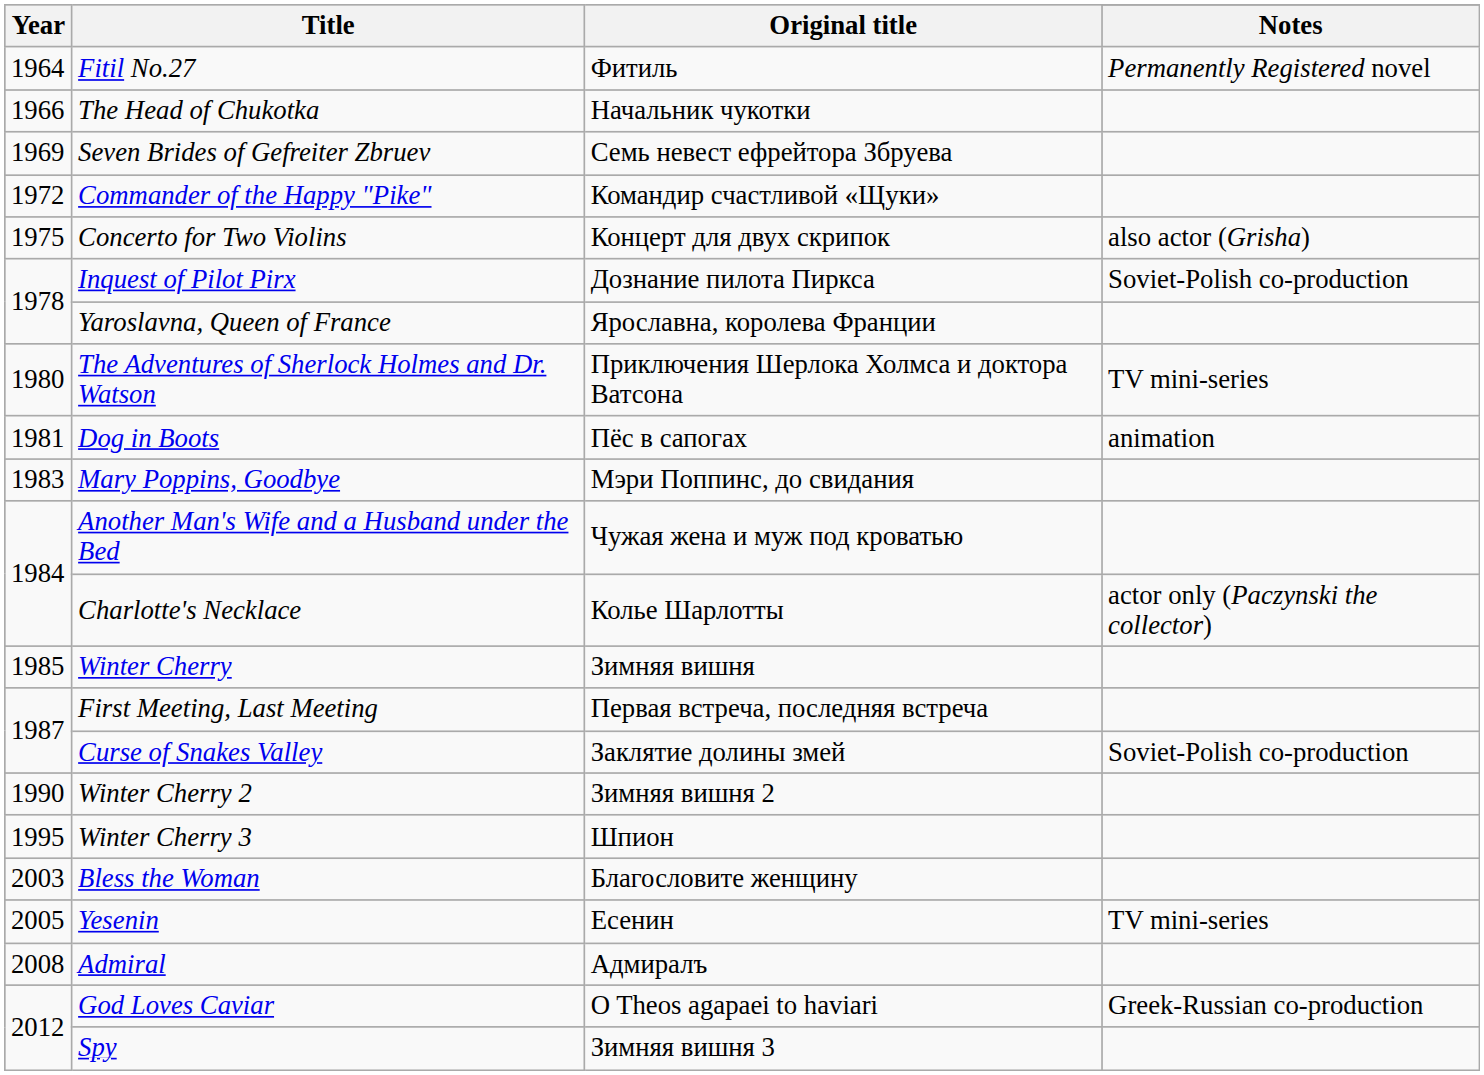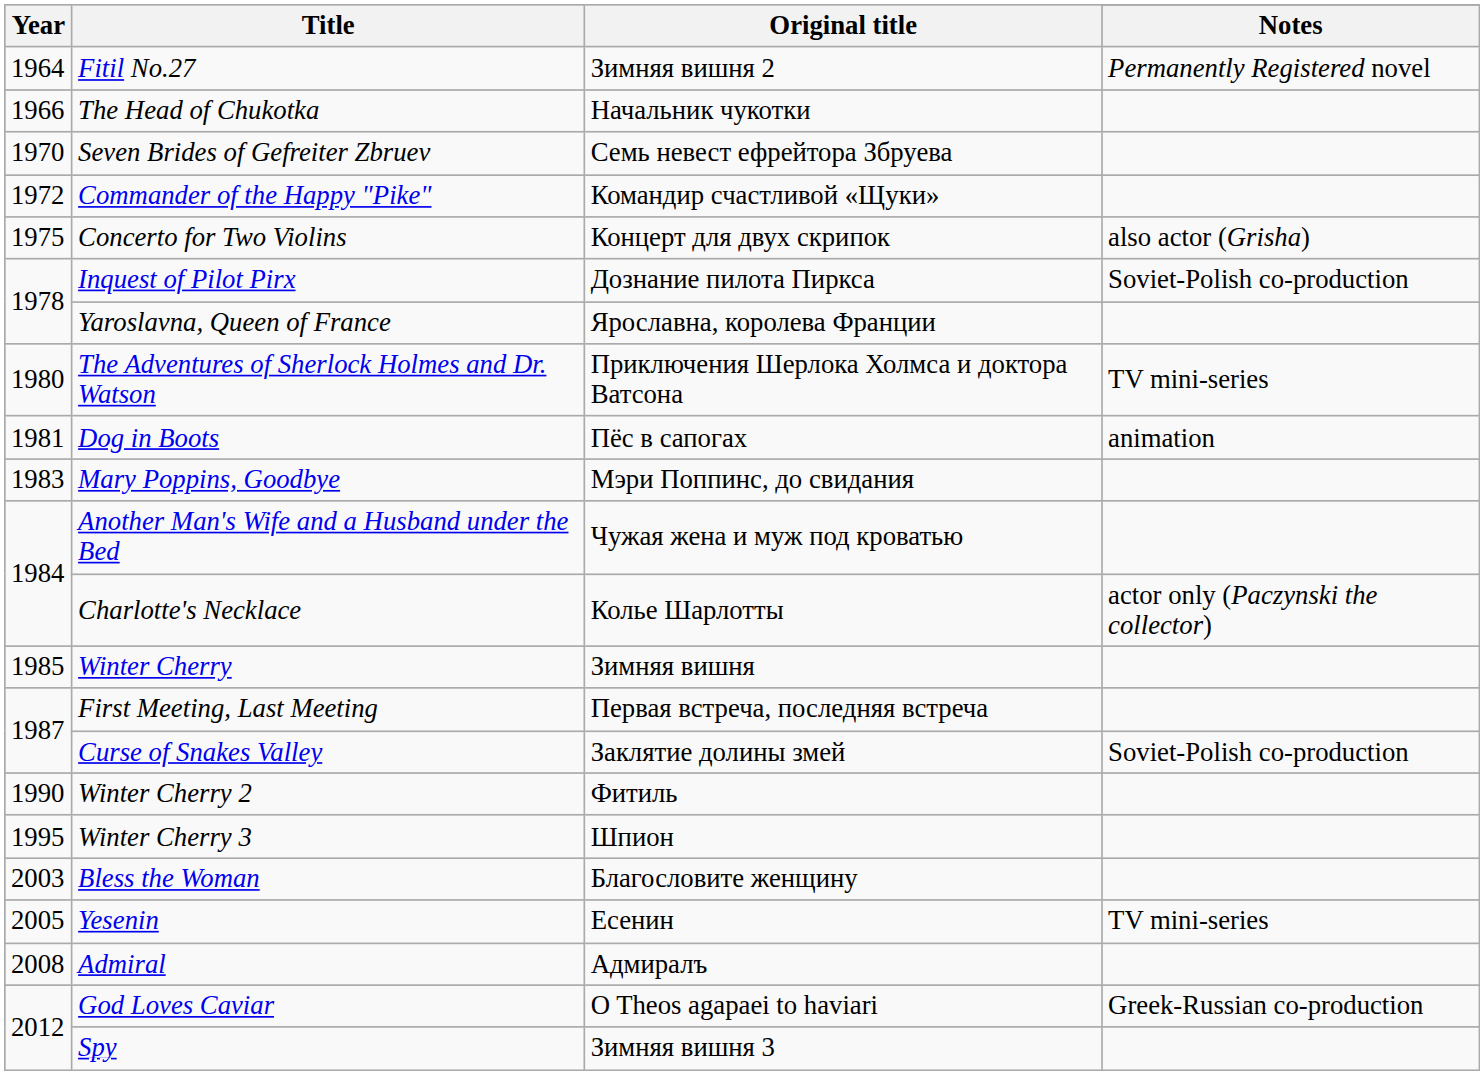(634, 68) Фитиль -> (683, 68) Зимняя вишня 2
(38, 152) 1969 -> (38, 152) 1970
(683, 793) Зимняя вишня 2 -> (634, 793) Фитиль
